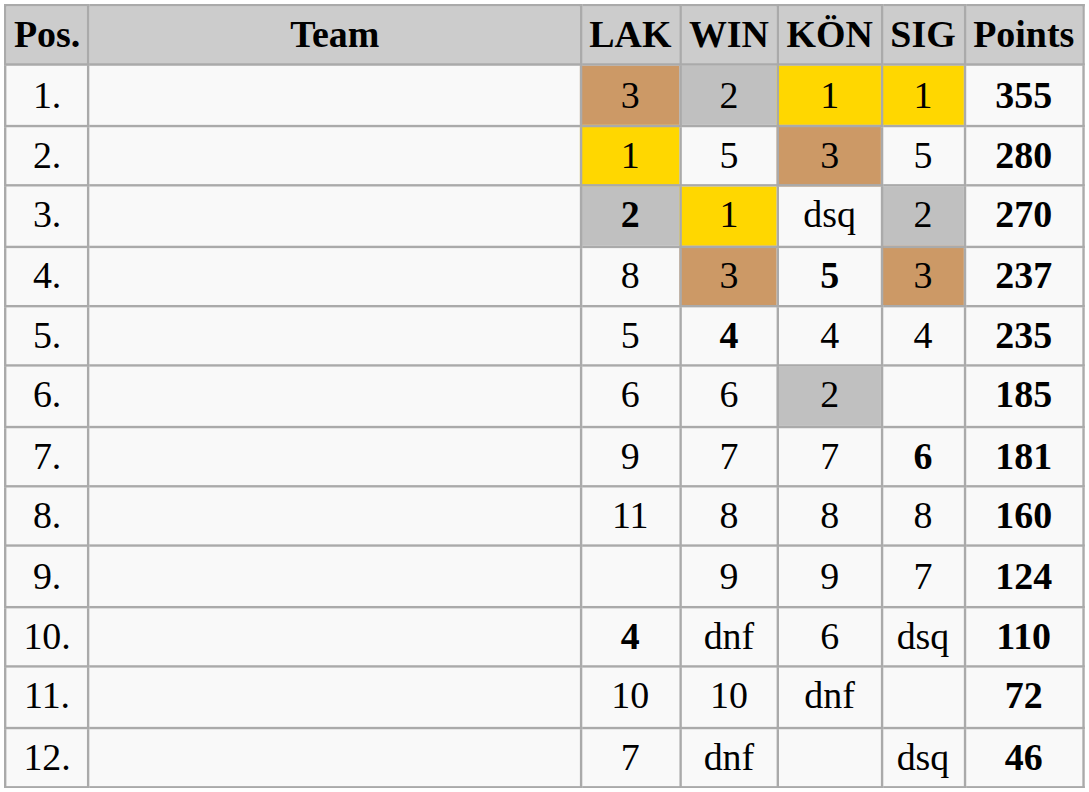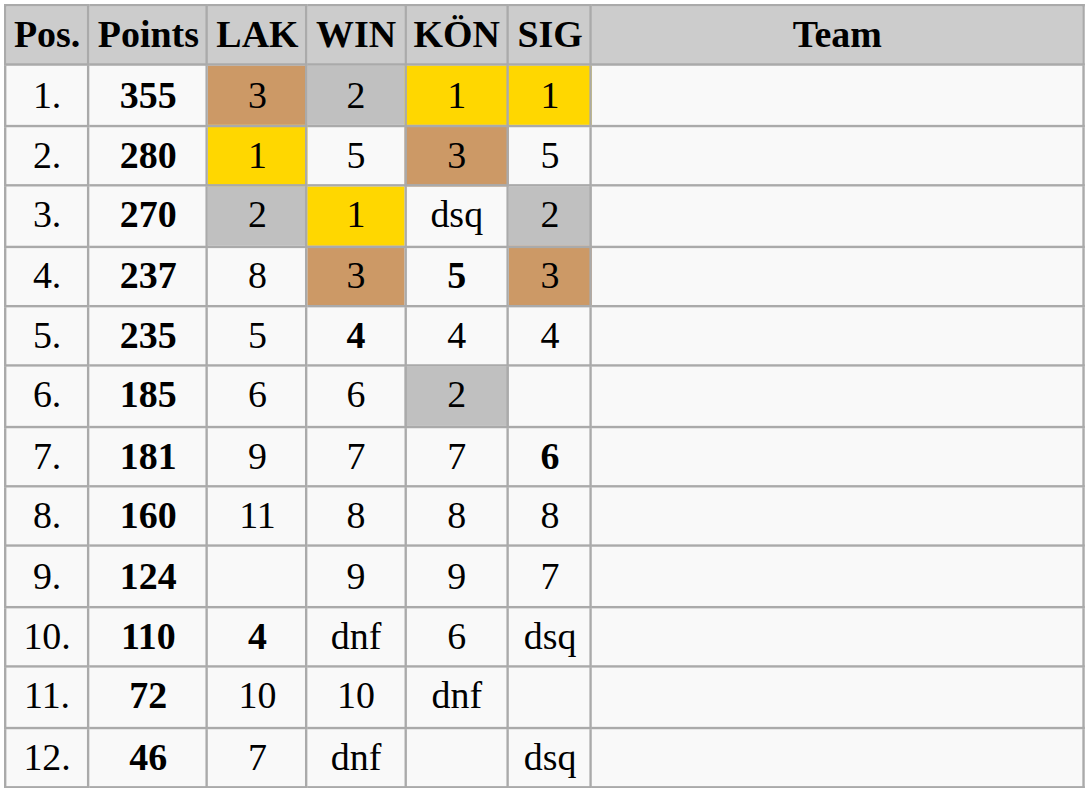columns swapped: (335, 34) <-> (1024, 34)
(630, 214) bold -> (257, 214) normal
